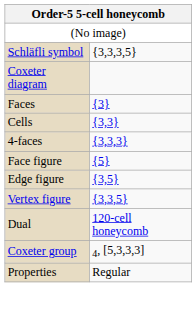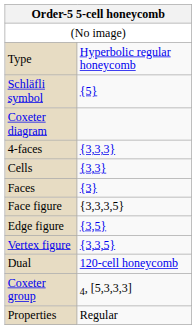+ row: (20, 58)
(114, 52) {3,3,3,5} -> (88, 91) {5}
rows swapped: (25, 141) <-> (21, 103)
(101, 160) {5} -> (102, 206) {3,3,3,5}
